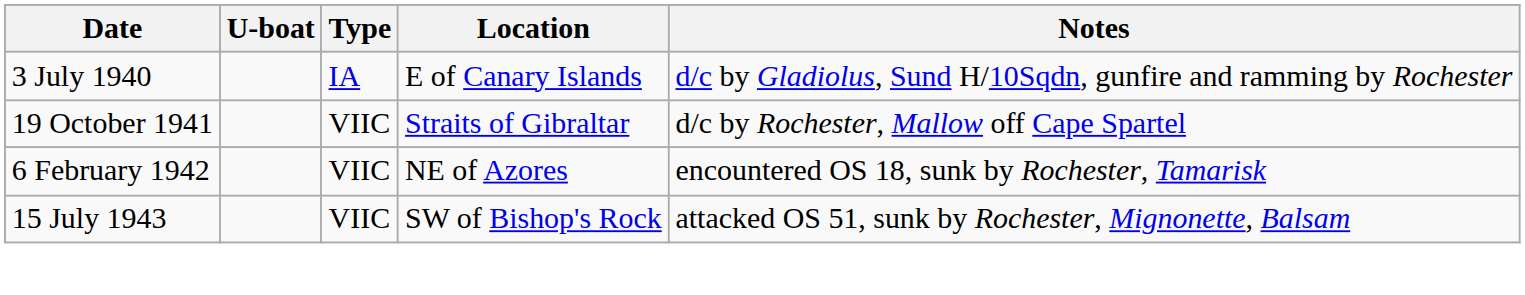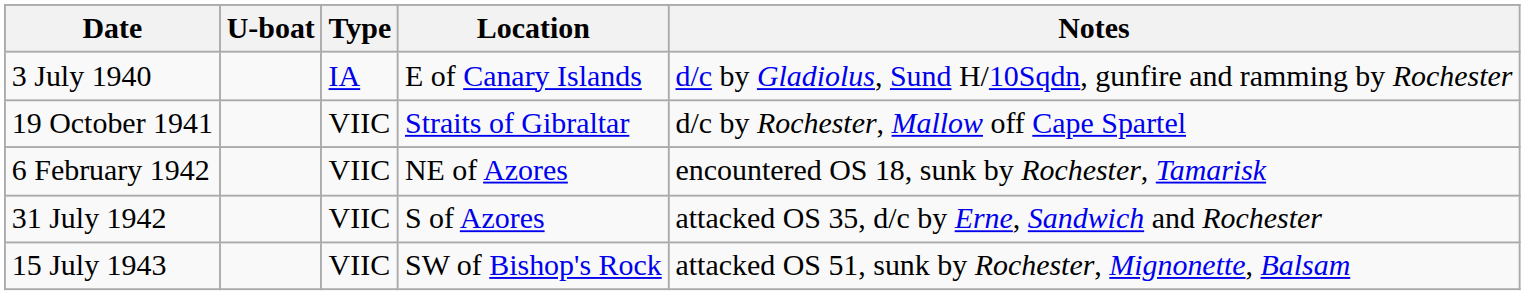+ row: (89, 218)
